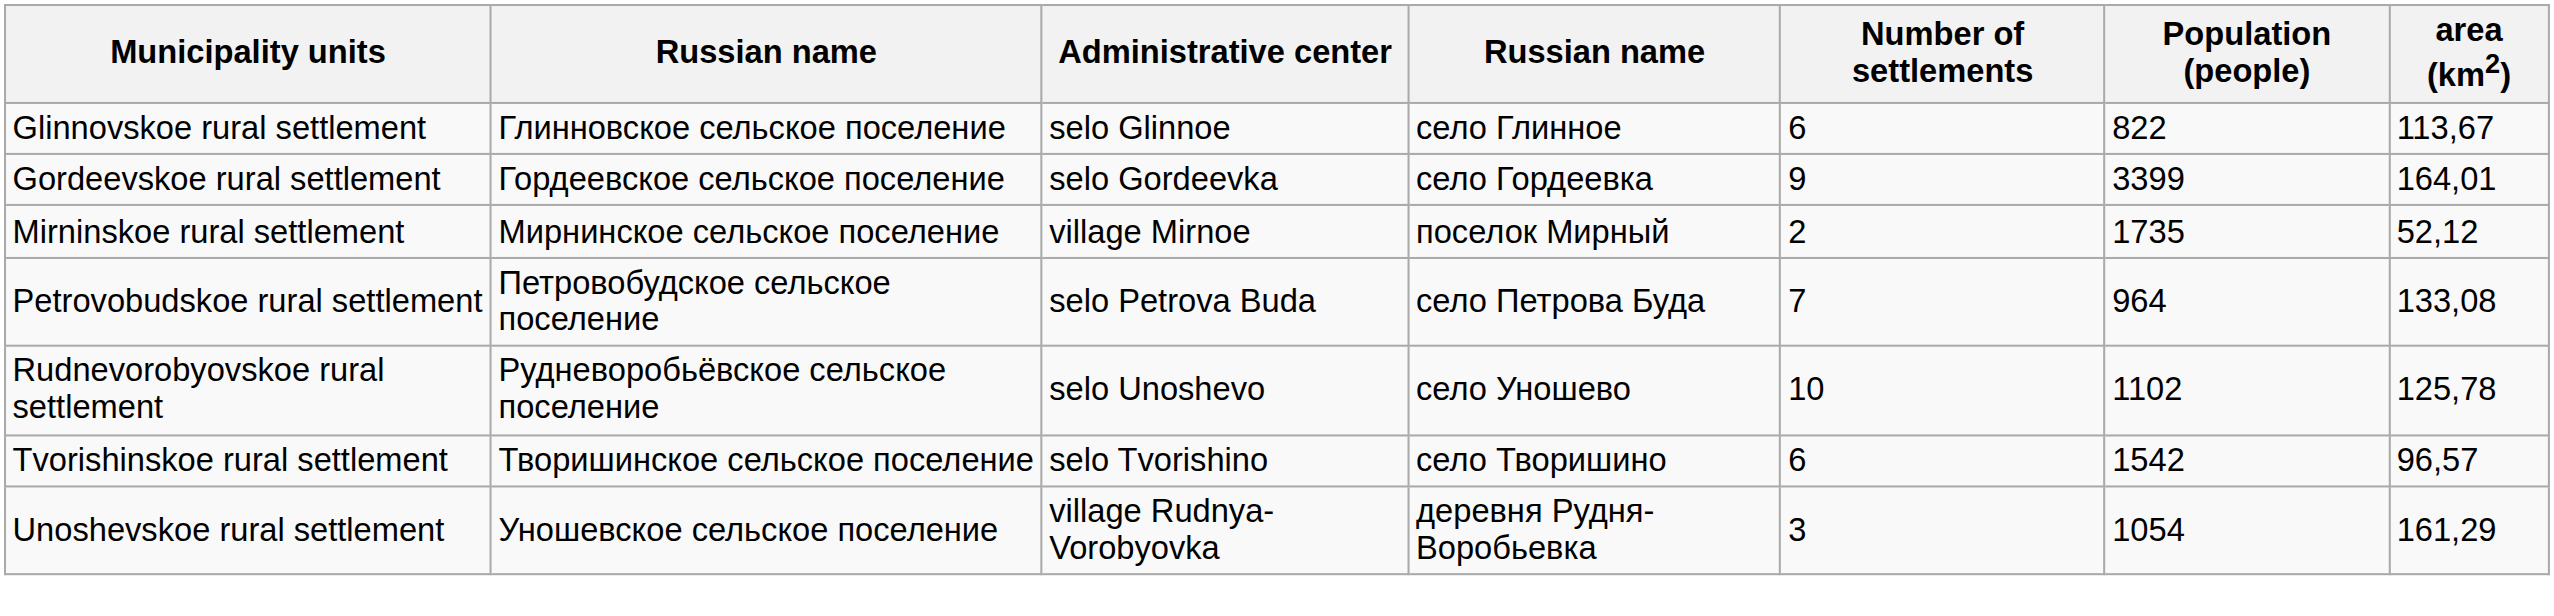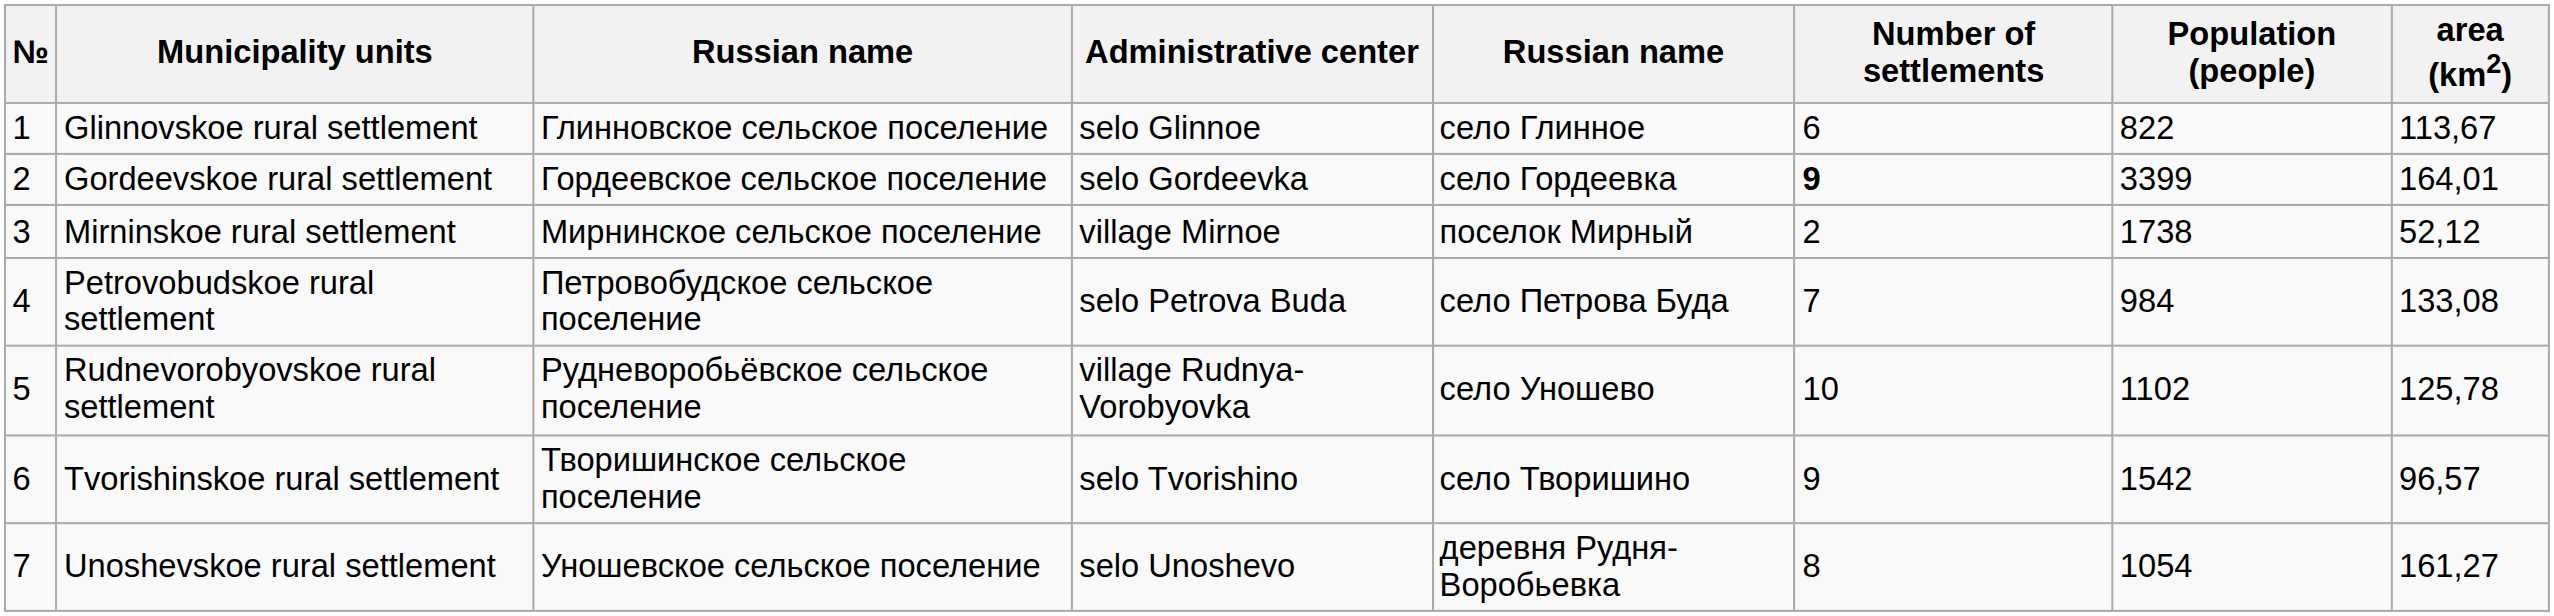+ column: (31, 53)
(1797, 179) normal -> (1812, 179) bold
(2149, 231) 1735 -> (2156, 231) 1738
(2139, 301) 964 -> (2147, 301) 984
(1157, 389) selo Unoshevo -> (1192, 389) village Rudnya-Vorobyovka
(1797, 459) 6 -> (1812, 478) 9
(1162, 530) village Rudnya-Vorobyovka -> (1187, 566) selo Unoshevo
(1797, 530) 3 -> (1812, 566) 8
(2447, 530) 161,29 -> (2449, 566) 161,27
